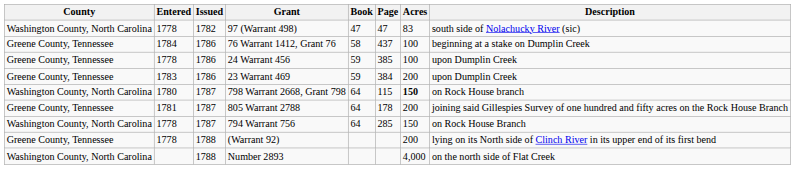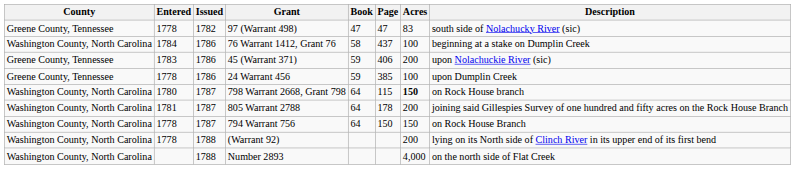(79, 28) Washington County, North Carolina -> (60, 28) Greene County, Tennessee
(60, 44) Greene County, Tennessee -> (79, 44) Washington County, North Carolina
+ row: (262, 60)
- row: (259, 76)
(60, 108) Greene County, Tennessee -> (79, 108) Washington County, North Carolina
(385, 124) 285 -> (385, 124) 150
(60, 140) Greene County, Tennessee -> (79, 140) Washington County, North Carolina
